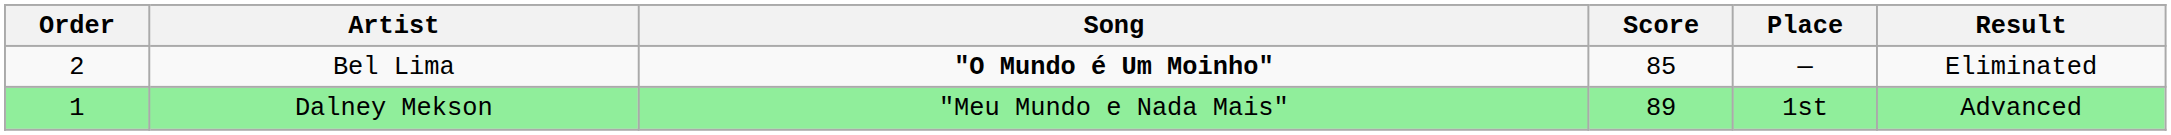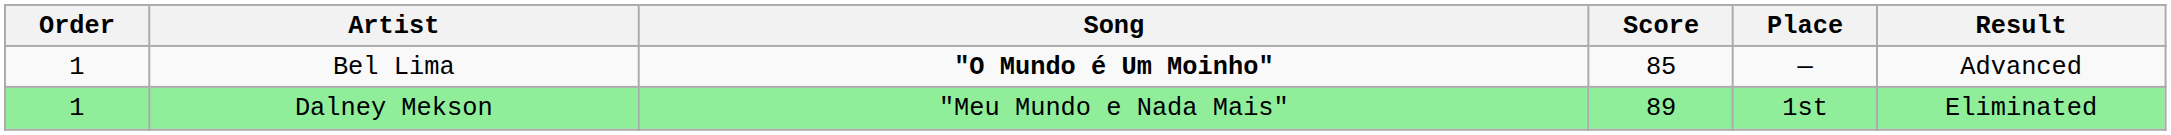(77, 67) 2 -> (77, 67) 1
(2021, 67) Eliminated -> (2021, 67) Advanced
(2021, 108) Advanced -> (2021, 108) Eliminated
